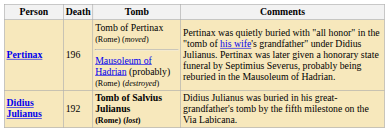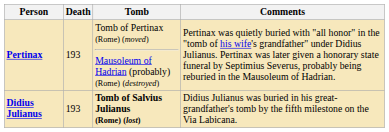(73, 55) 196 -> (73, 55) 193
(73, 109) 192 -> (73, 109) 193
